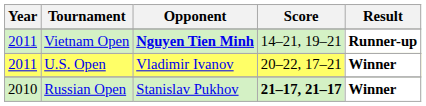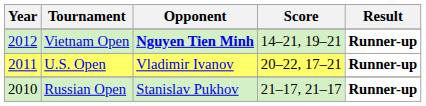(23, 41) 2011 -> (23, 41) 2012
(372, 65) Winner -> (383, 65) Runner-up
(301, 89) bold -> (301, 89) normal
(372, 89) Winner -> (383, 89) Runner-up
